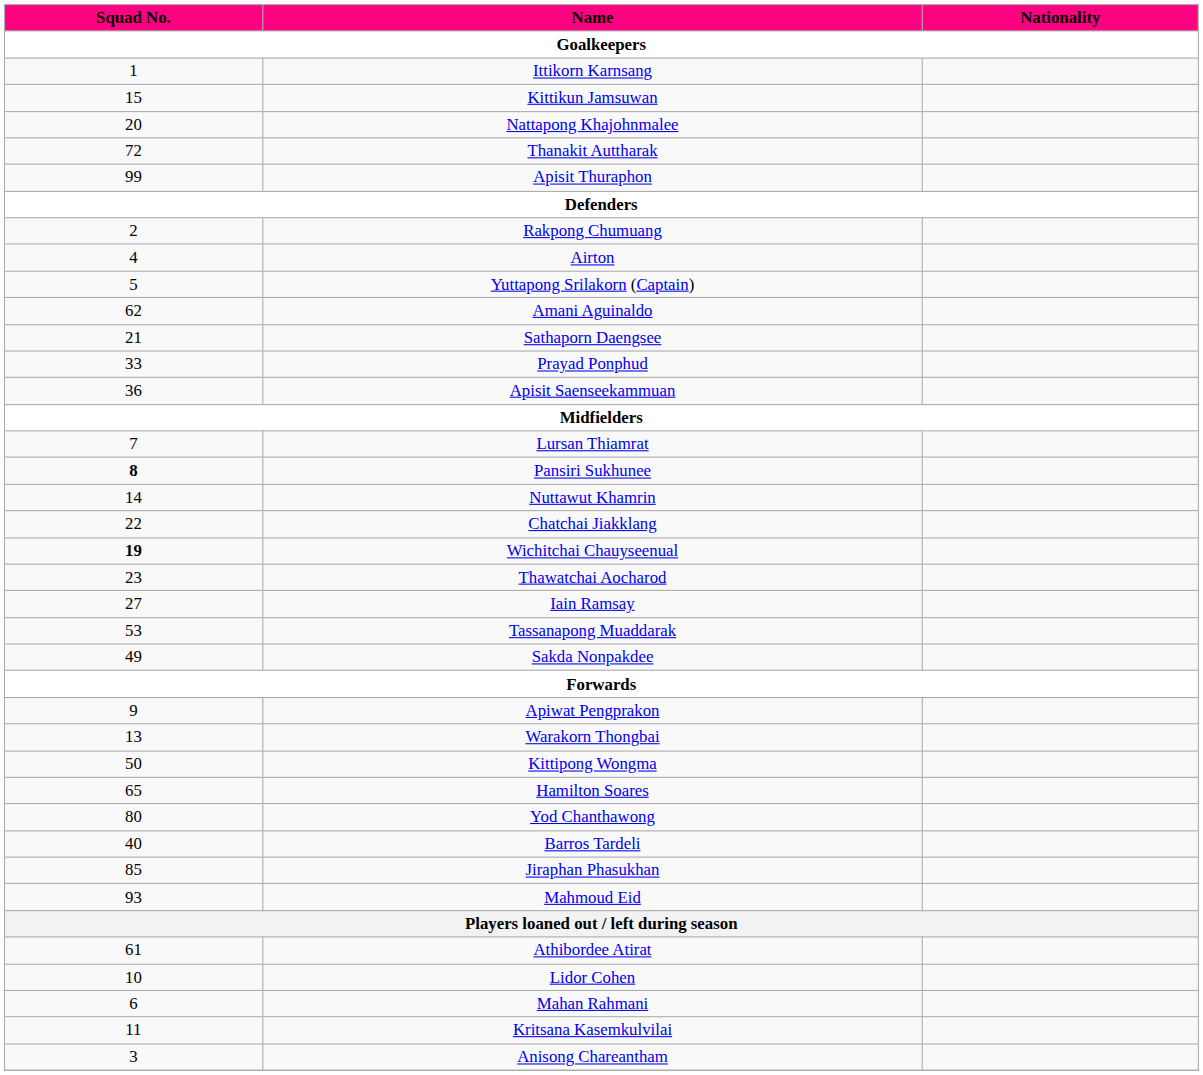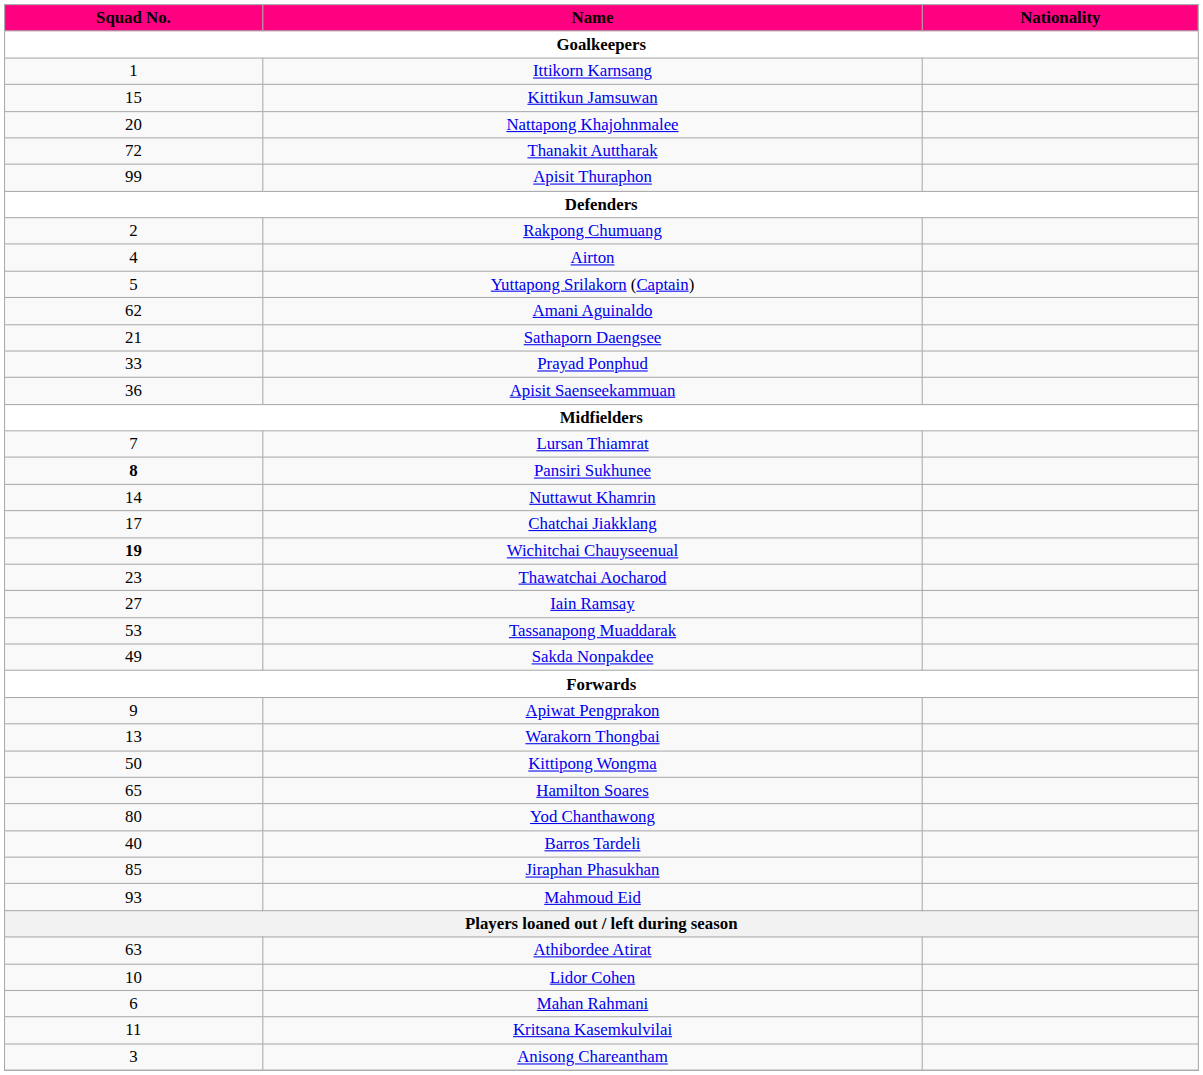(133, 524) 22 -> (133, 524) 17
(133, 950) 61 -> (133, 950) 63
